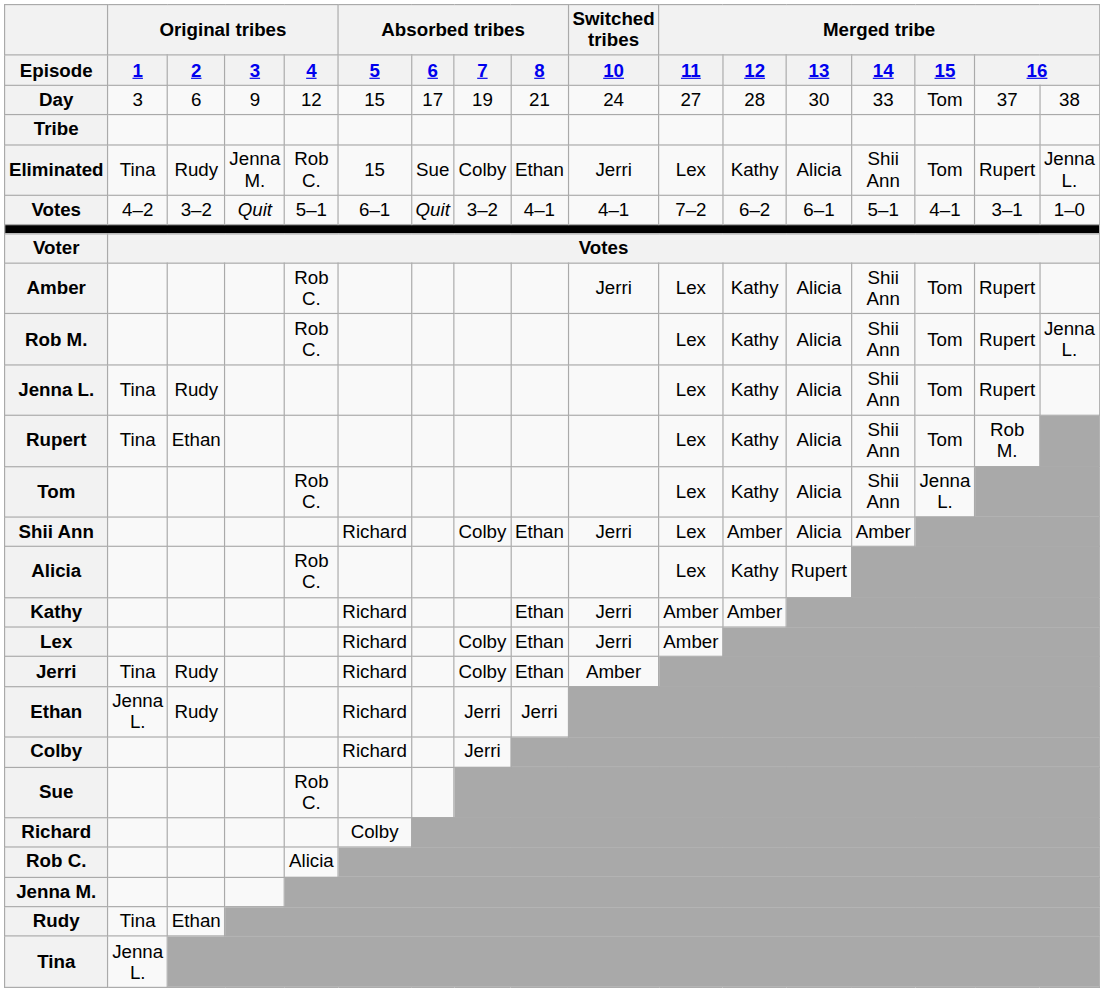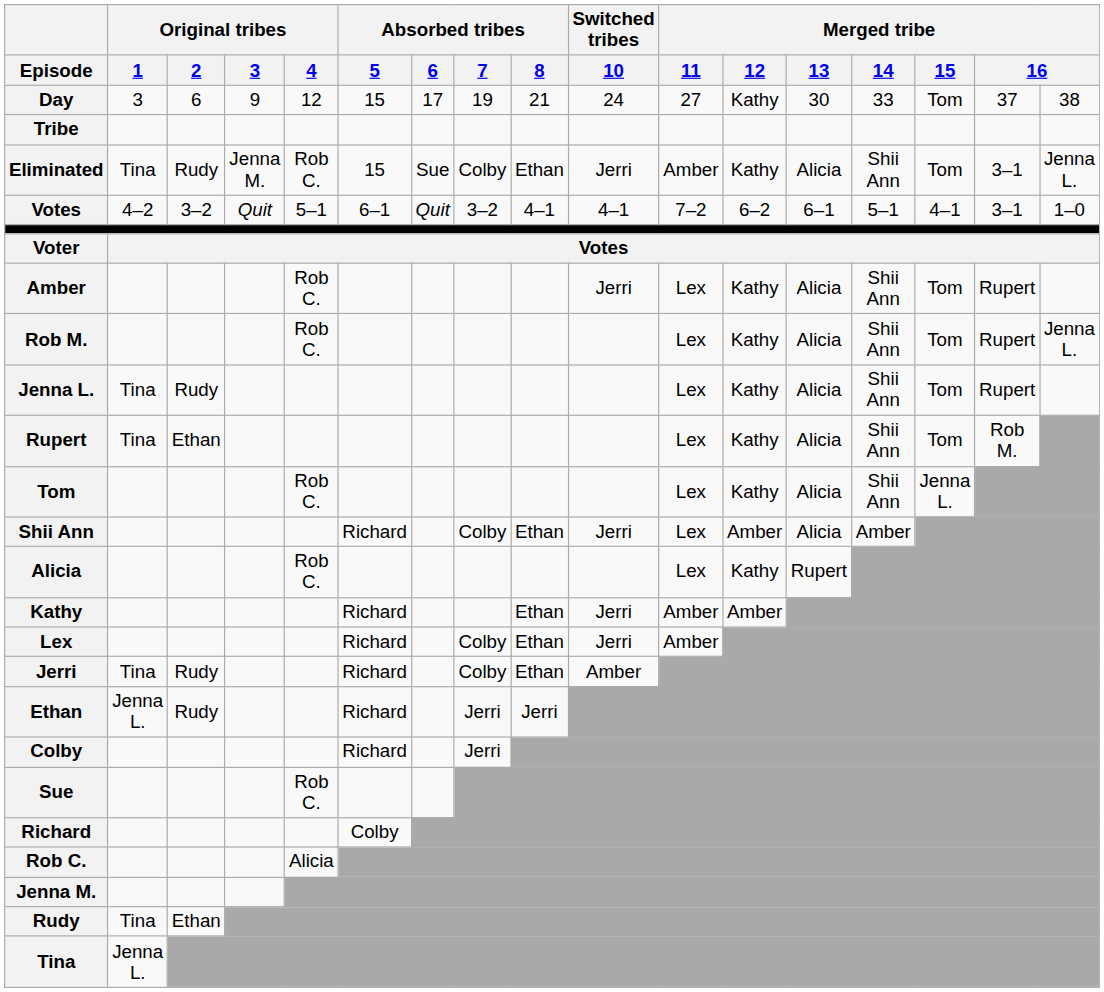(755, 99) 28 -> (755, 99) Kathy
(691, 169) Lex -> (691, 169) Amber
(1007, 169) Rupert -> (1007, 169) 3–1
